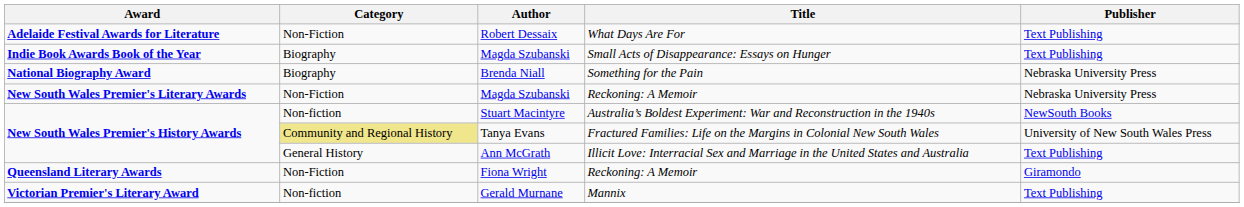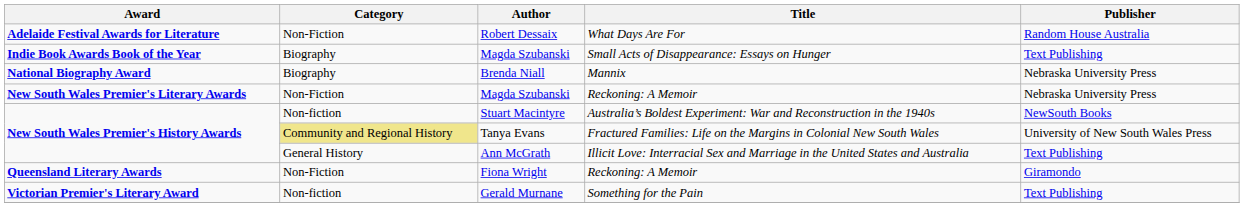(1063, 34) Text Publishing -> (1087, 34) Random House Australia
(645, 73) Something for the Pain -> (607, 73) Mannix
(607, 192) Mannix -> (645, 192) Something for the Pain
